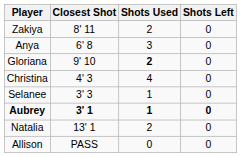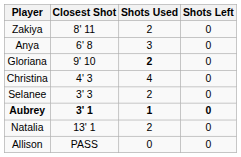(150, 95) 1 -> (150, 95) 2
